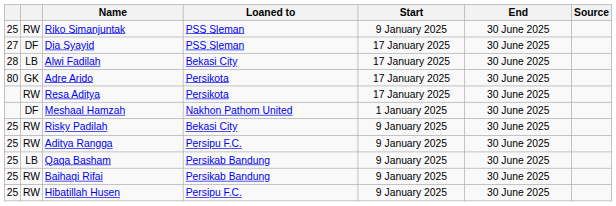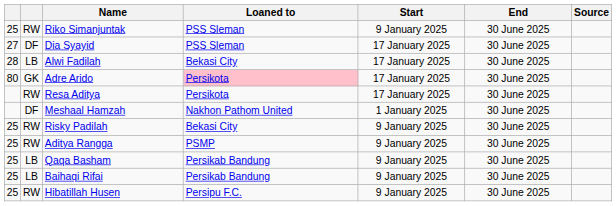(207, 78) no background -> (207, 78) pink background
(214, 144) Persipu F.C. -> (200, 144) PSMP
(32, 176) RW -> (32, 176) LB
